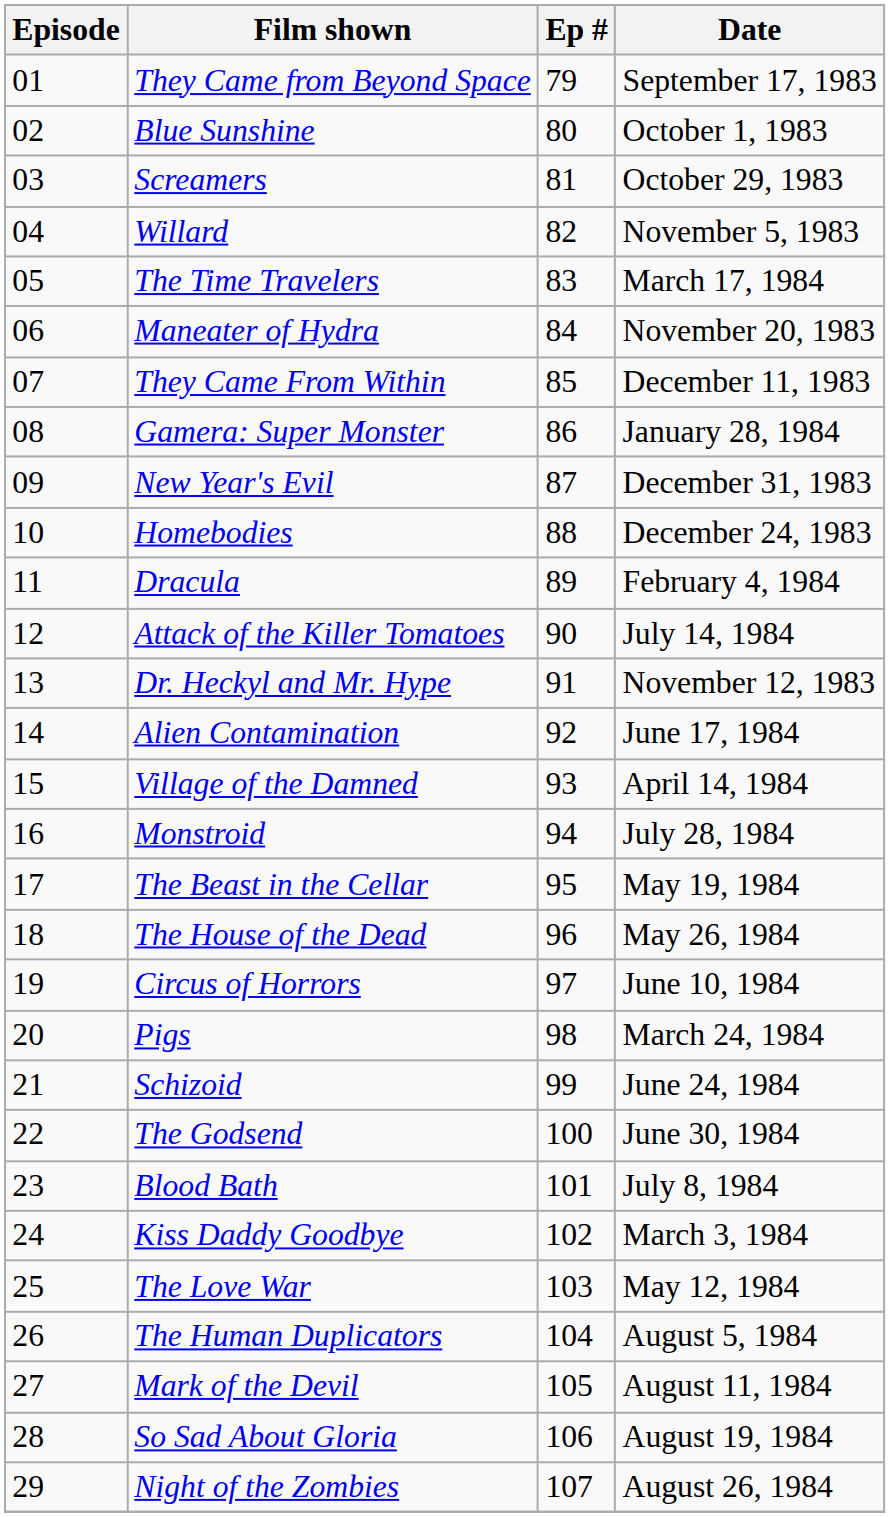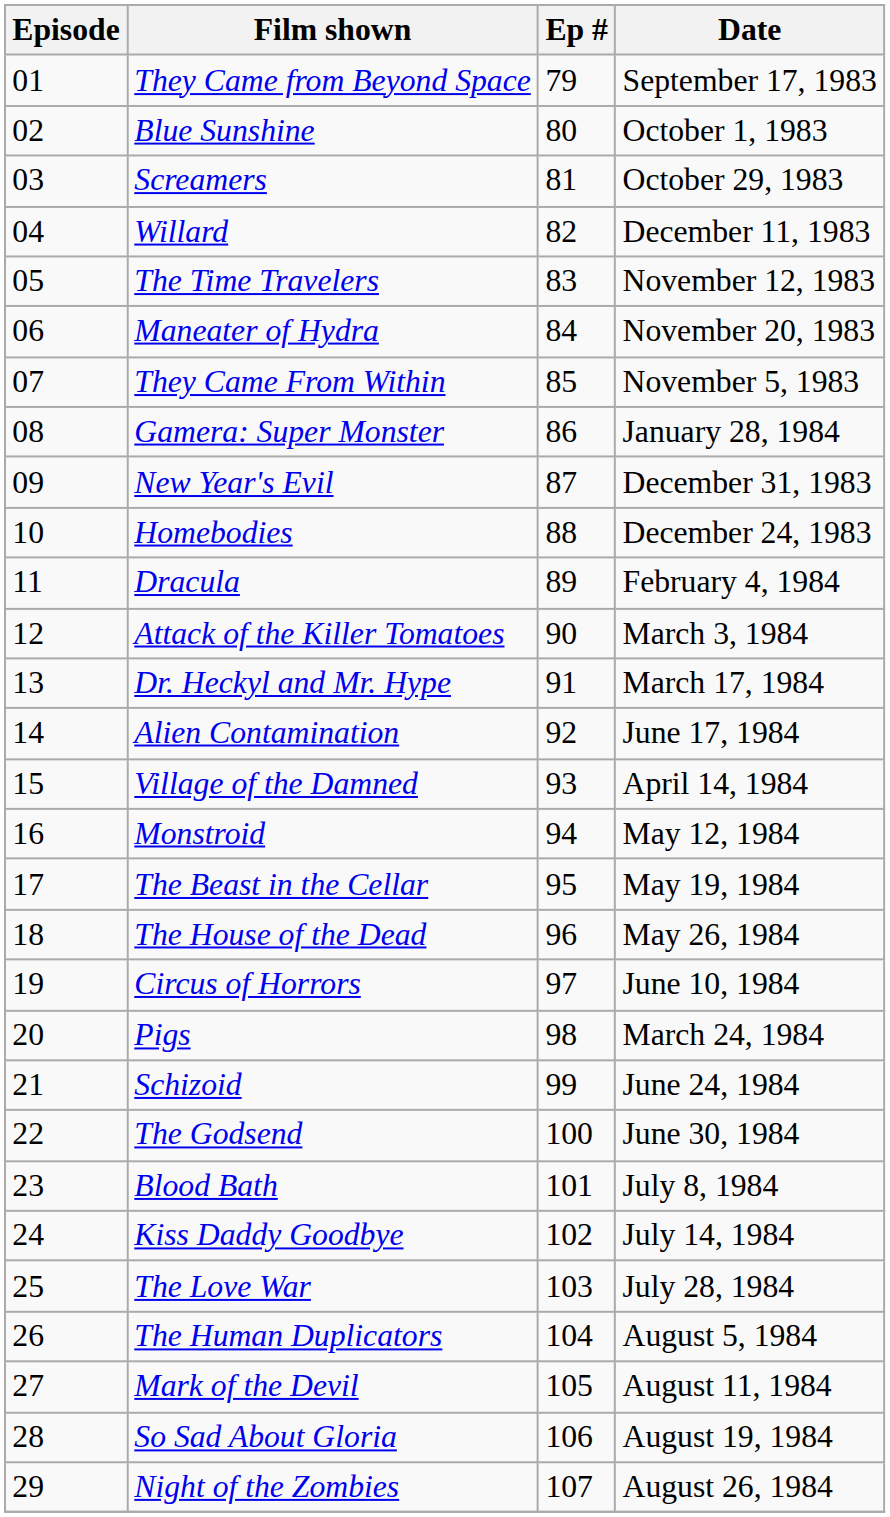(741, 230) November 5, 1983 -> (746, 230) December 11, 1983
(723, 280) March 17, 1984 -> (749, 280) November 12, 1983
(746, 381) December 11, 1983 -> (741, 381) November 5, 1983
(708, 632) July 14, 1984 -> (715, 632) March 3, 1984
(749, 682) November 12, 1983 -> (723, 682) March 17, 1984
(708, 833) July 28, 1984 -> (711, 833) May 12, 1984
(715, 1235) March 3, 1984 -> (708, 1235) July 14, 1984
(711, 1285) May 12, 1984 -> (708, 1285) July 28, 1984
